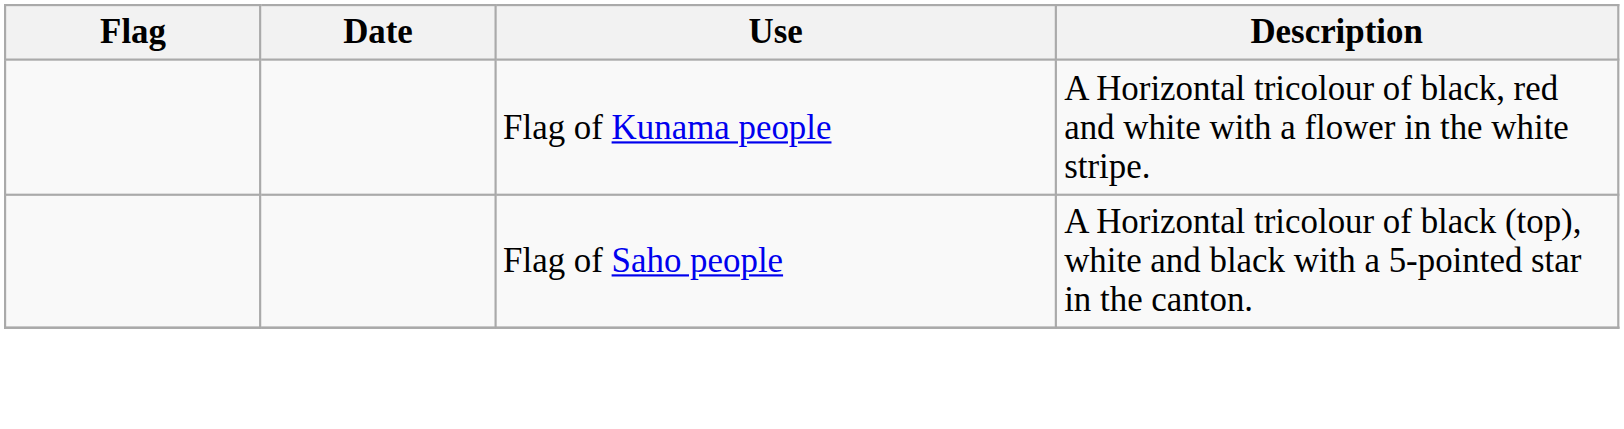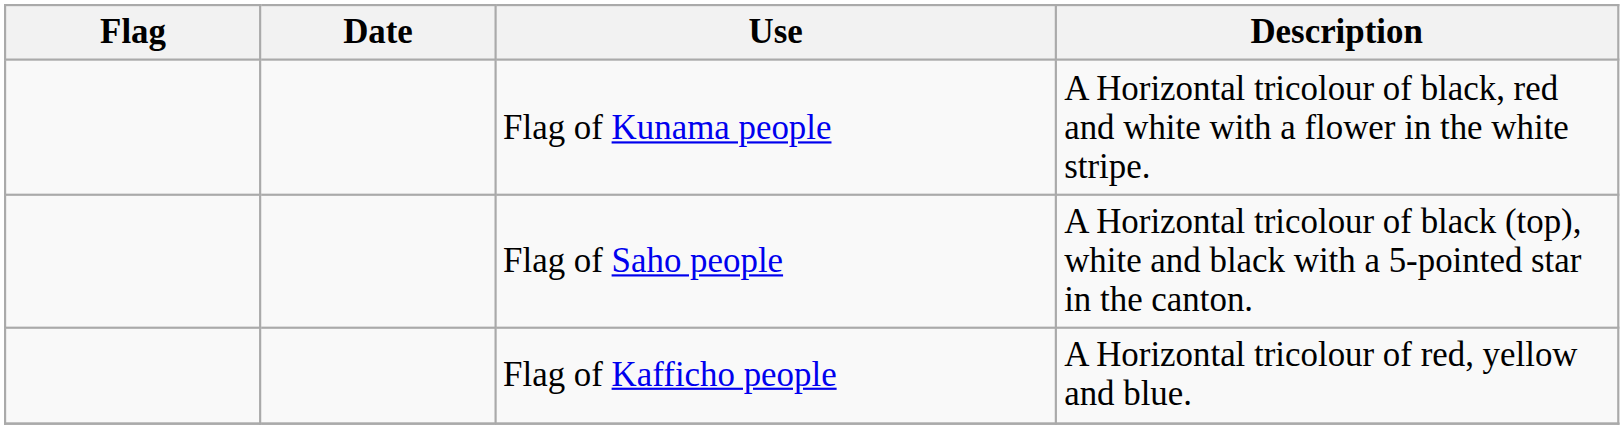+ row: (670, 374)
